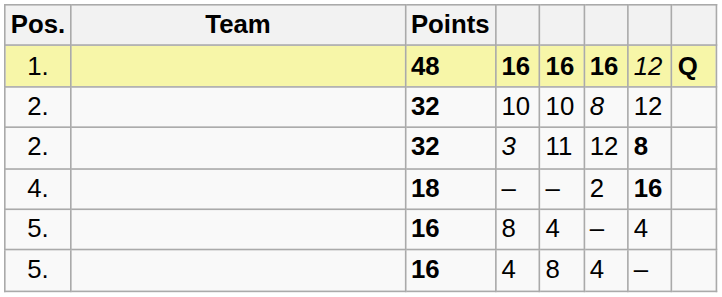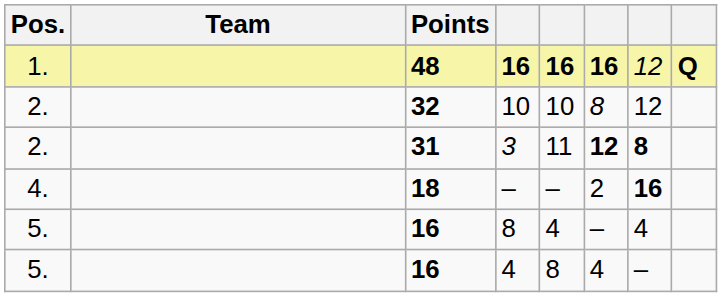(425, 147) 32 -> (425, 147) 31
(604, 147) normal -> (604, 147) bold
